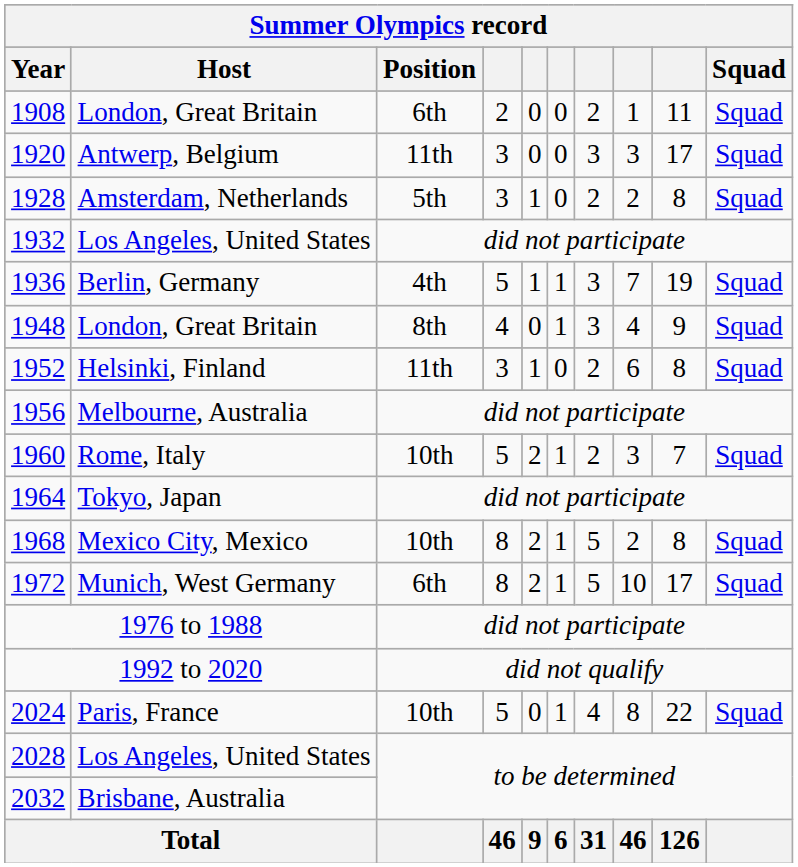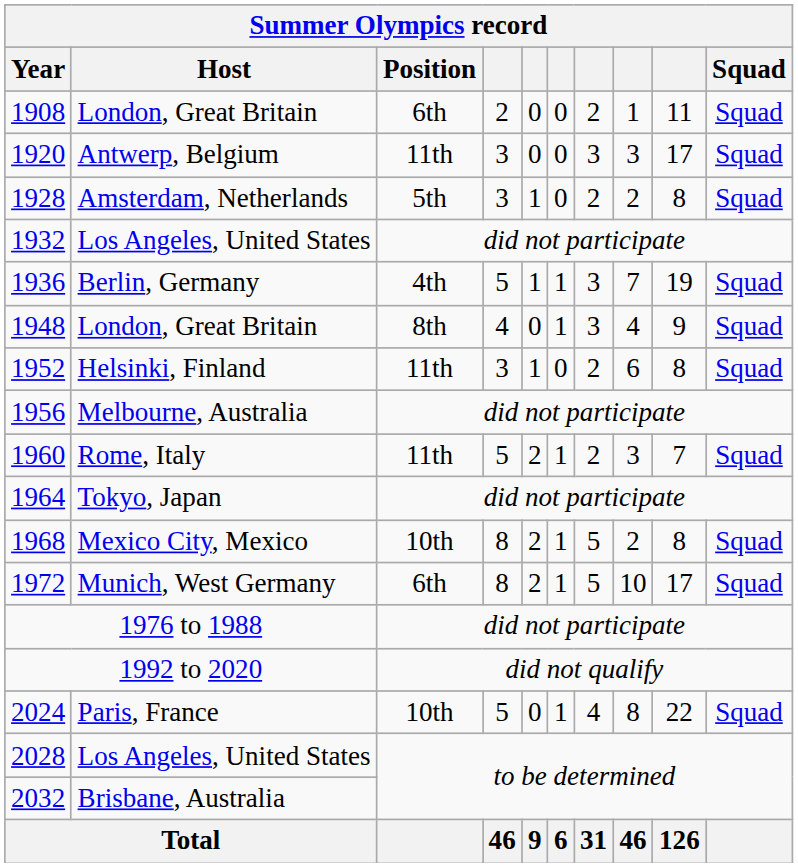(430, 454) 10th -> (430, 454) 11th
